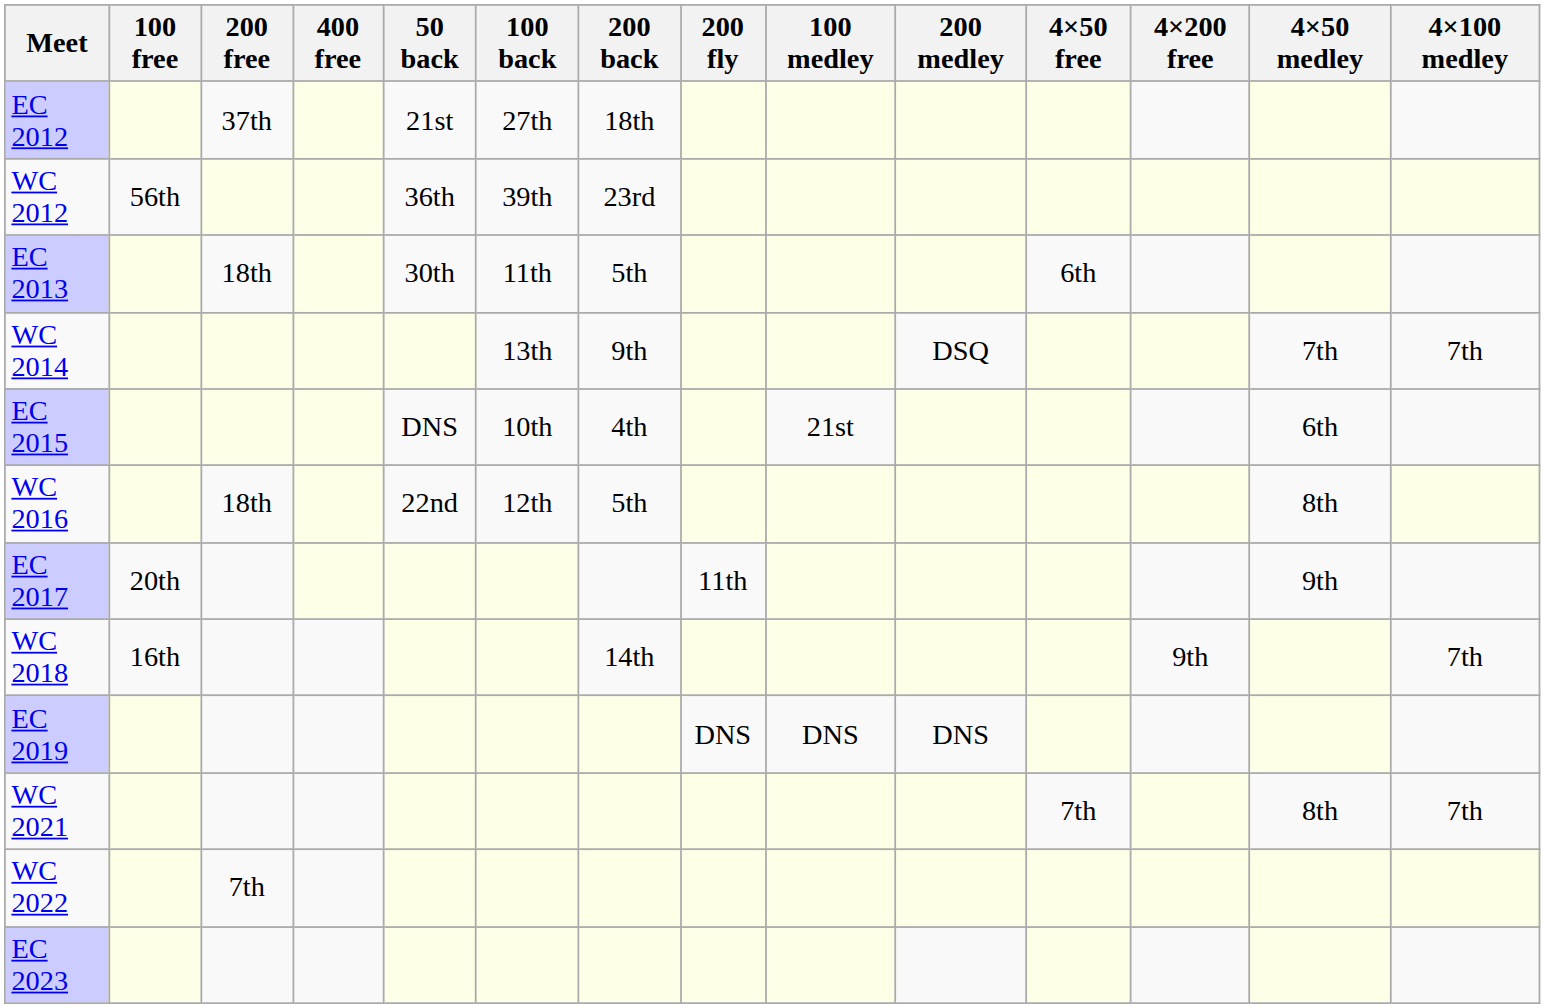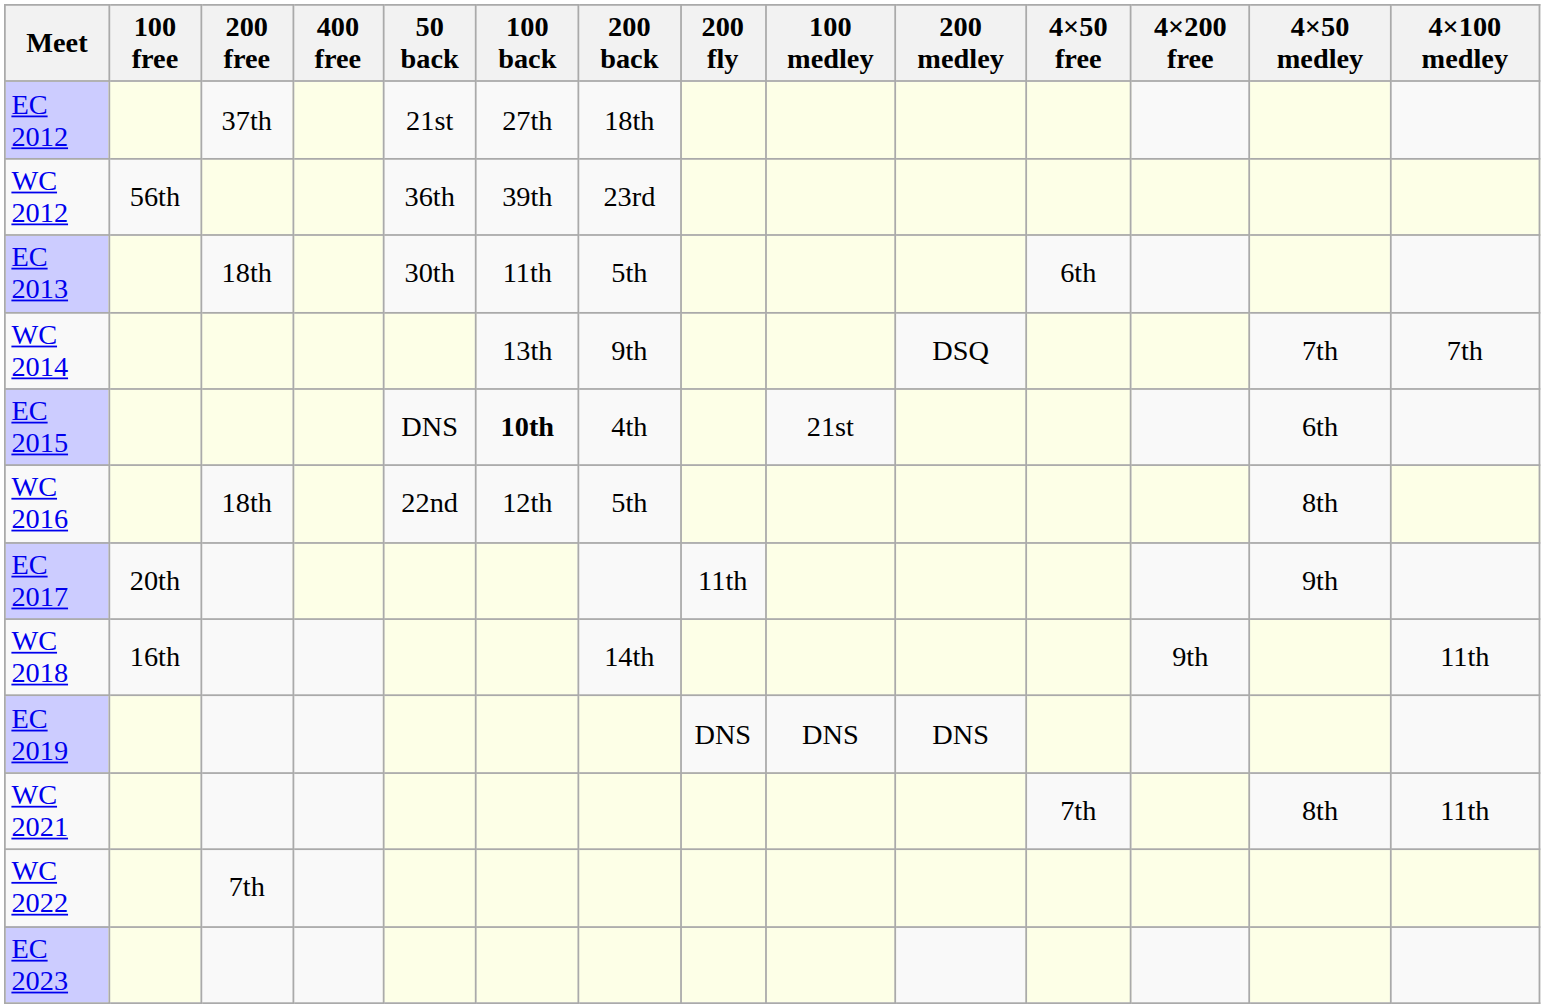(527, 426) normal -> (527, 426) bold
(1465, 657) 7th -> (1465, 657) 11th
(1465, 810) 7th -> (1465, 810) 11th
